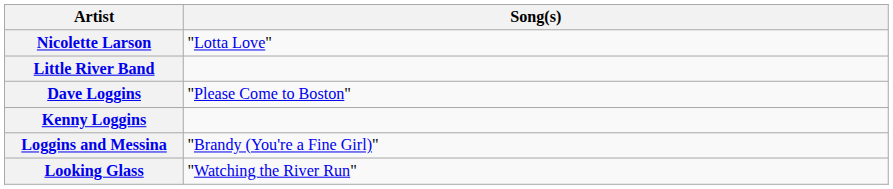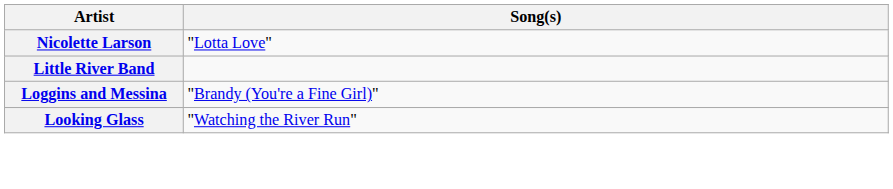- row: (94, 94)
- row: (94, 119)
